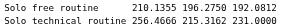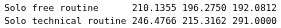(154, 21) 256.4666 -> (154, 21) 246.4766
(255, 21) 231.0000 -> (255, 21) 291.0000
